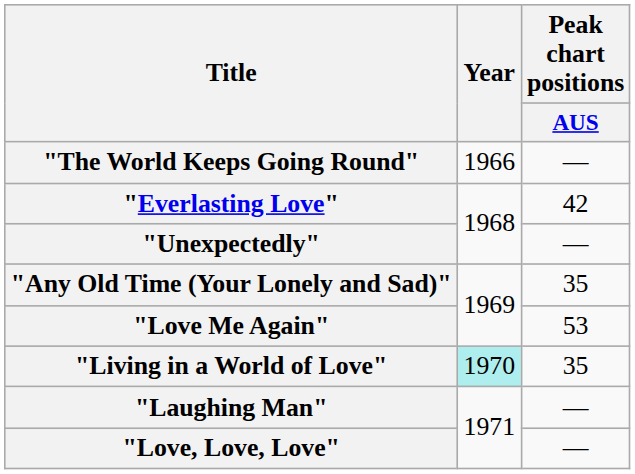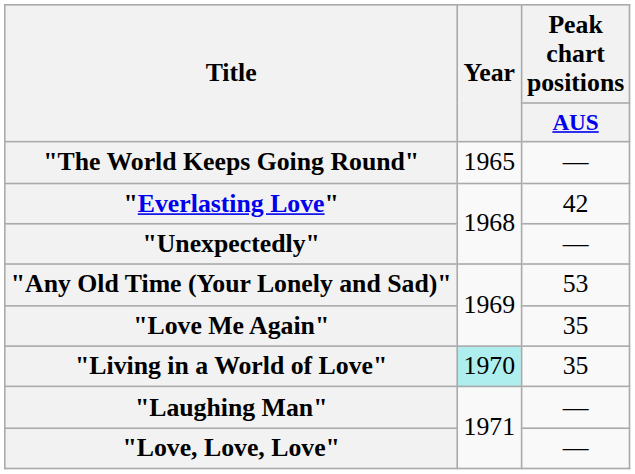(489, 161) 1966 -> (489, 161) 1965
(576, 284) 35 -> (576, 284) 53
(576, 325) 53 -> (576, 325) 35
